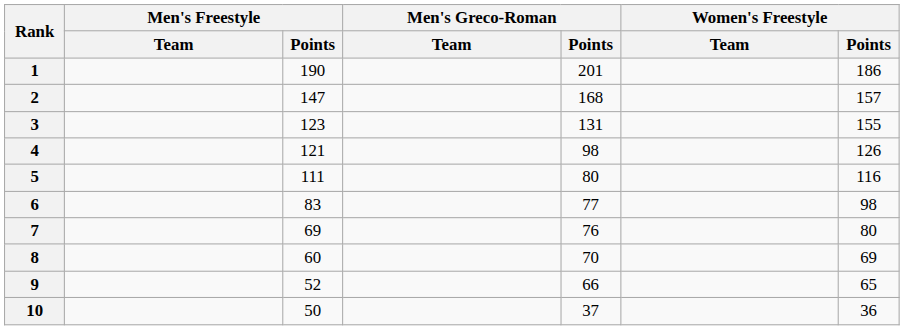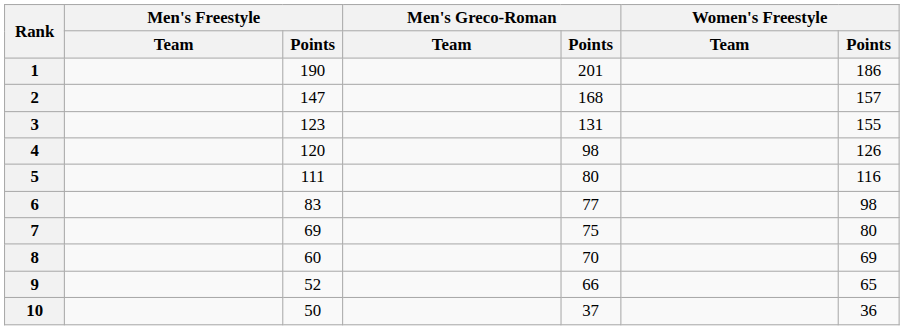(313, 151) 121 -> (313, 151) 120
(591, 230) 76 -> (591, 230) 75
